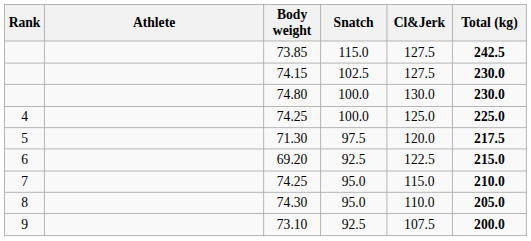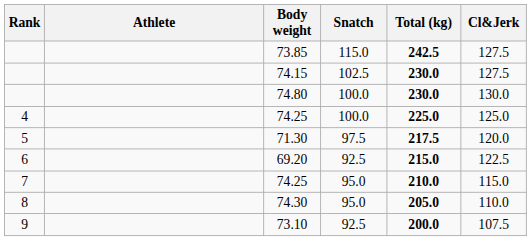columns swapped: (419, 22) <-> (489, 22)
